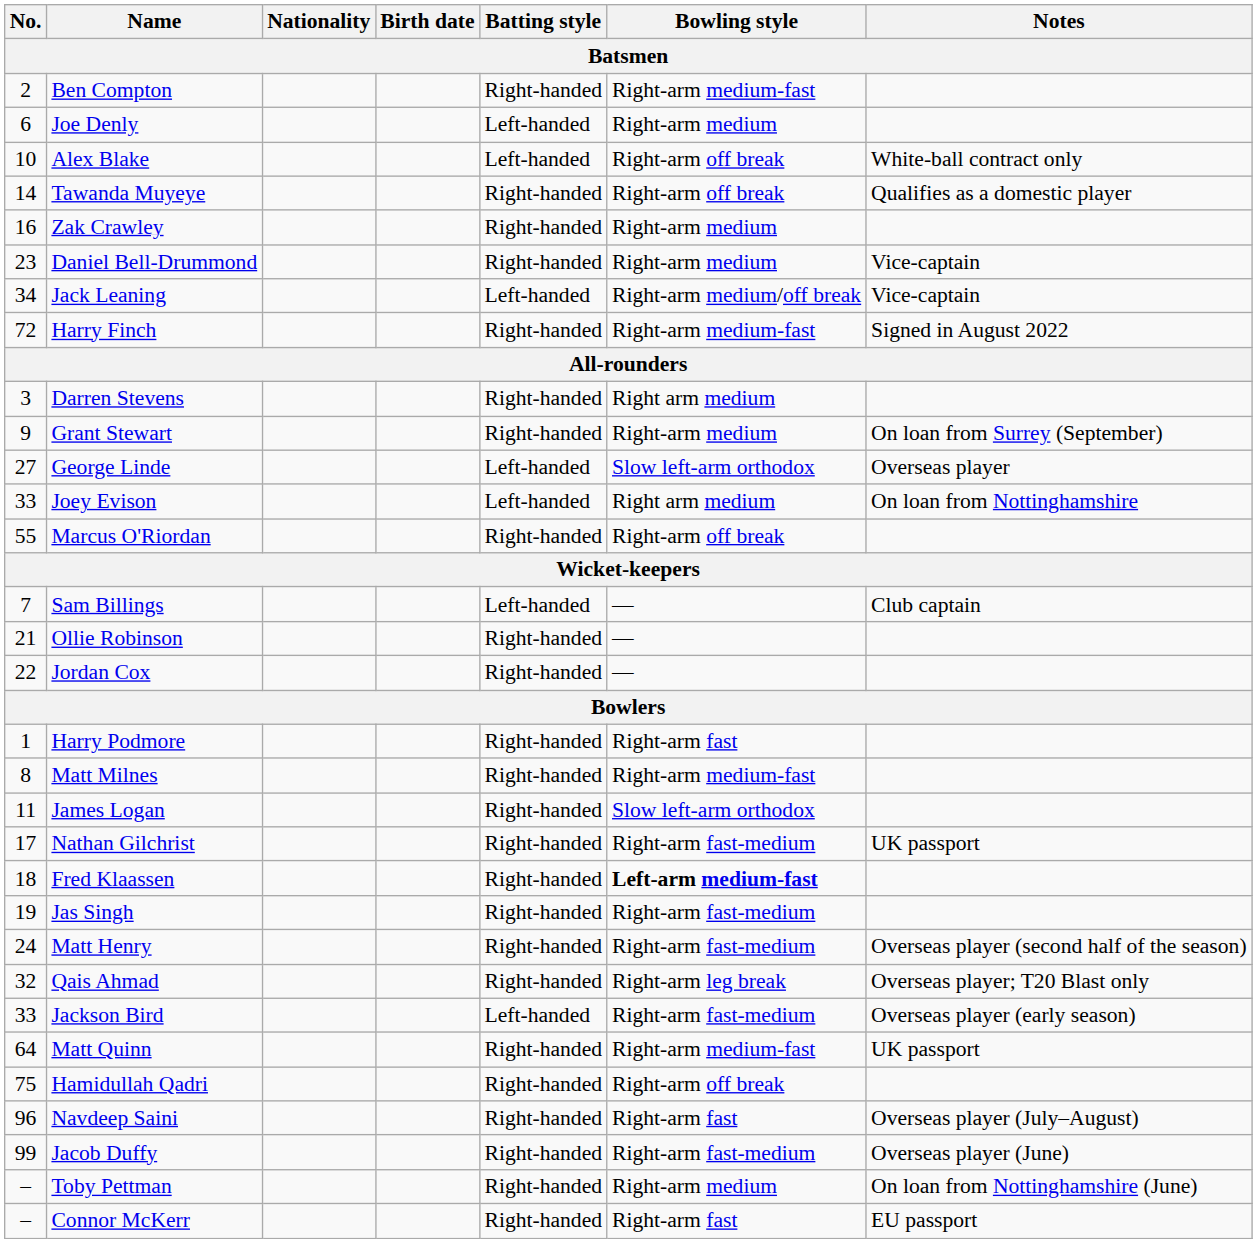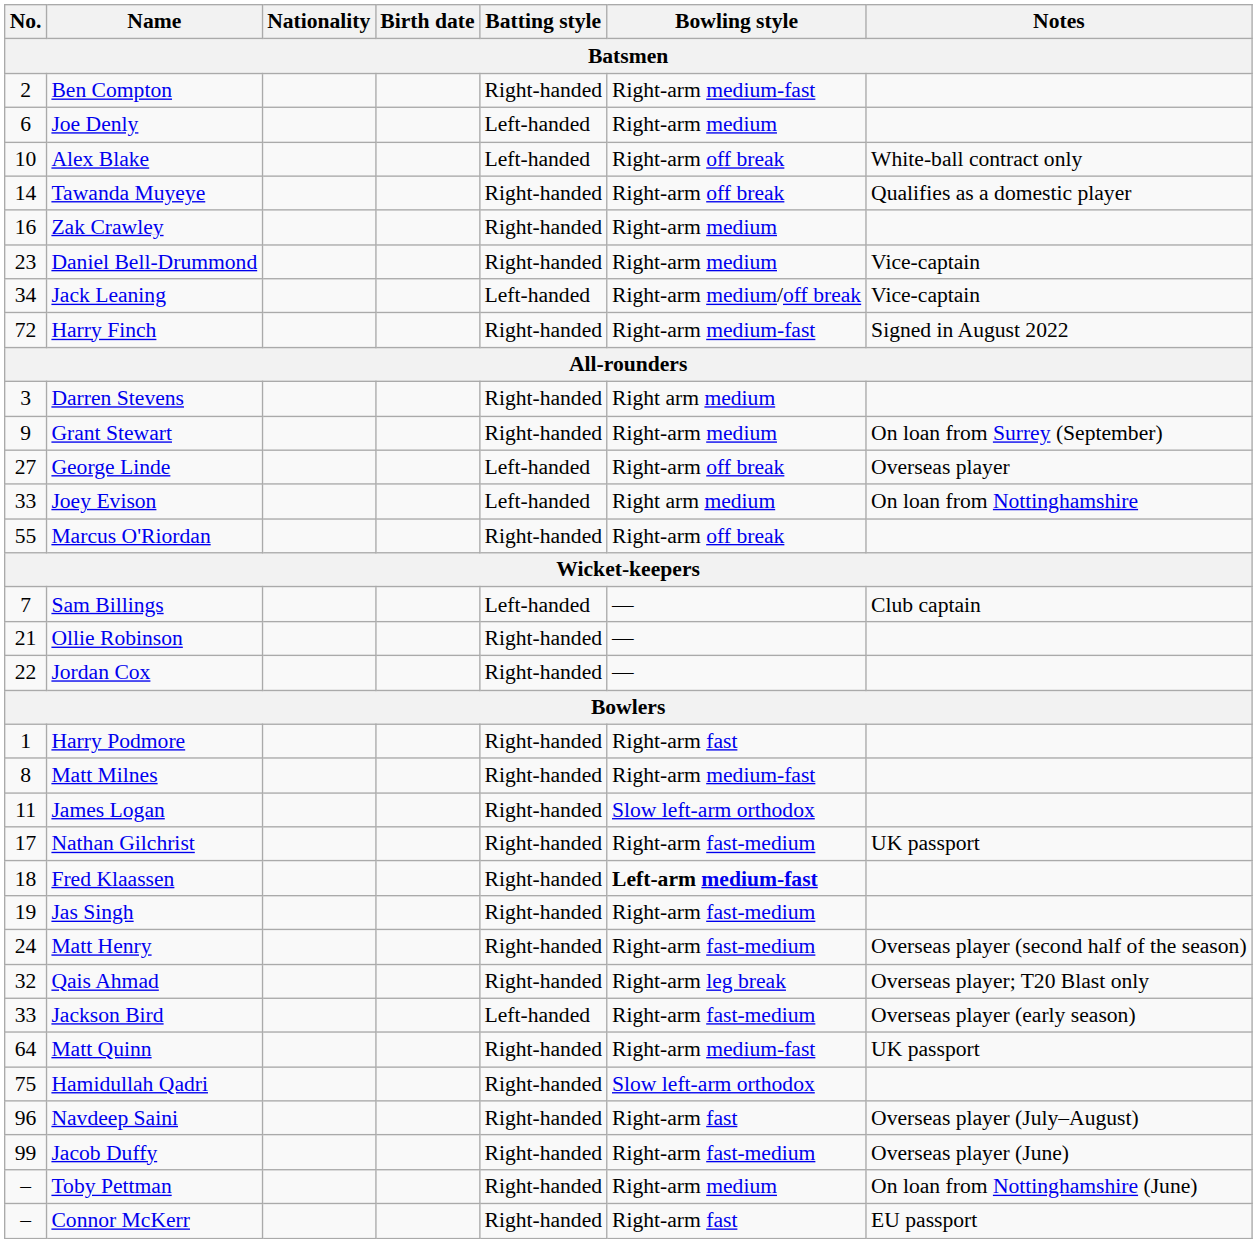(713, 466) Slow left-arm orthodox -> (698, 466) Right-arm off break
(698, 1083) Right-arm off break -> (713, 1083) Slow left-arm orthodox
